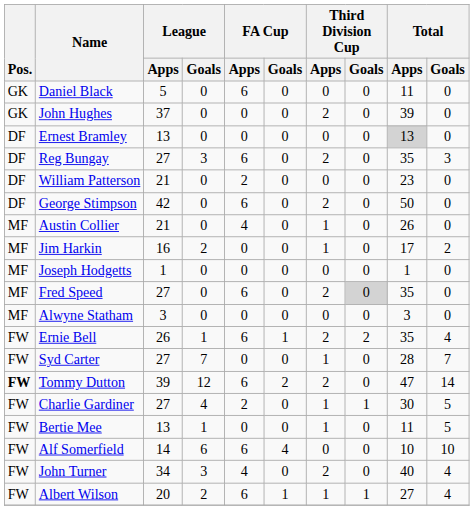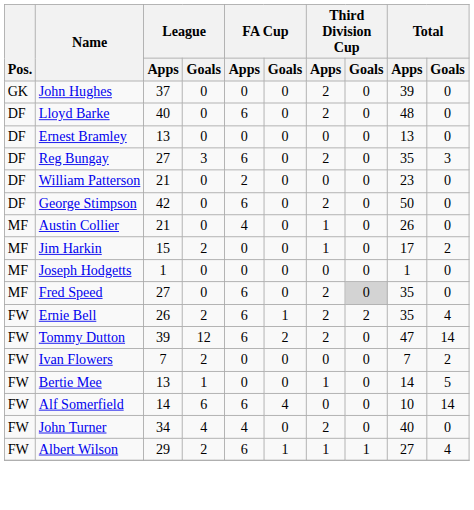- row: (76, 92)
+ row: (74, 114)
(407, 136) lightgrey background -> (407, 136) no background
(163, 248) 16 -> (163, 248) 15
- row: (86, 315)
(204, 337) 1 -> (204, 315) 2
- row: (69, 359)
(19, 382) bold -> (18, 337) normal
+ row: (76, 359)
- row: (86, 404)
(407, 426) 11 -> (407, 382) 14
(448, 449) 10 -> (448, 404) 14
(204, 471) 3 -> (204, 426) 4
(448, 471) 4 -> (448, 426) 0
(163, 493) 20 -> (163, 449) 29
